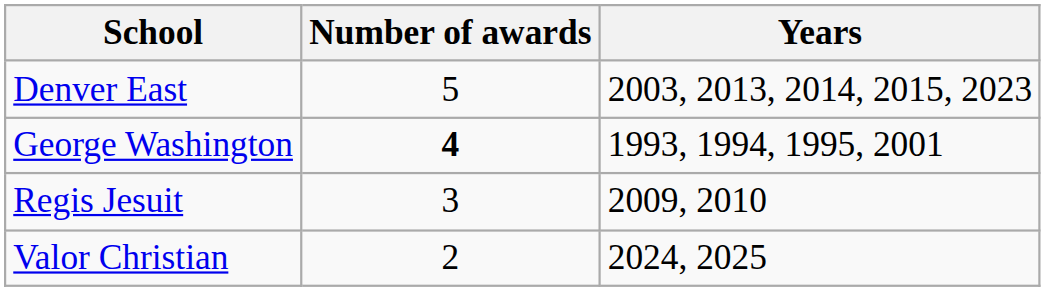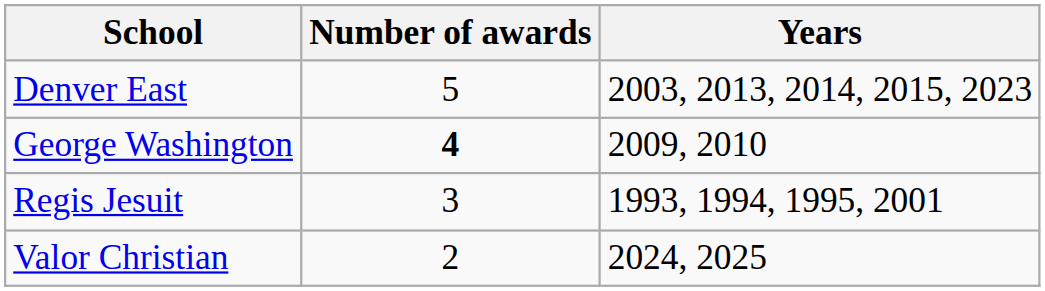(776, 144) 1993, 1994, 1995, 2001 -> (687, 144) 2009, 2010
(687, 200) 2009, 2010 -> (776, 200) 1993, 1994, 1995, 2001
